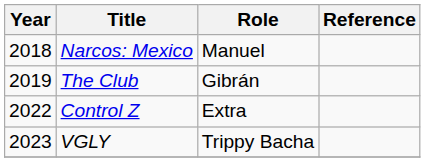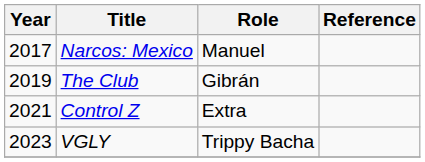(30, 50) 2018 -> (30, 50) 2017
(30, 111) 2022 -> (30, 111) 2021
